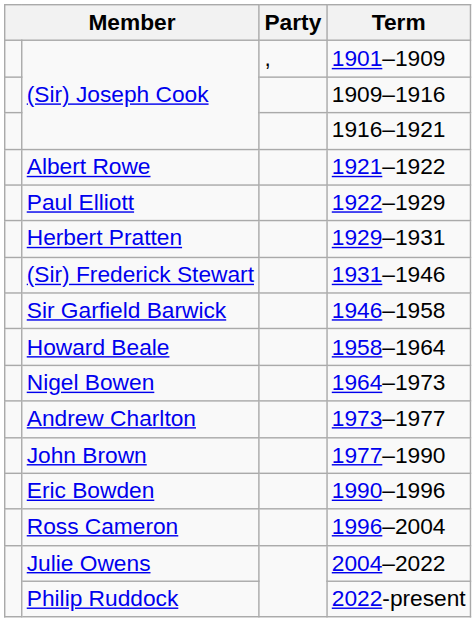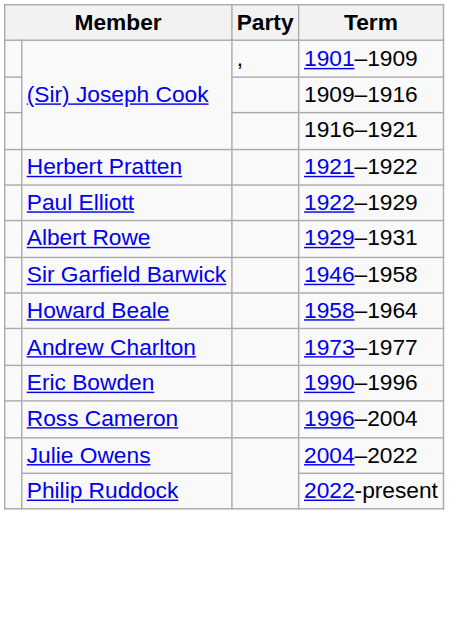(89, 166) Albert Rowe -> (104, 166) Herbert Pratten
(104, 238) Herbert Pratten -> (89, 238) Albert Rowe
- row: (389, 274)
- row: (389, 382)
- row: (389, 454)
